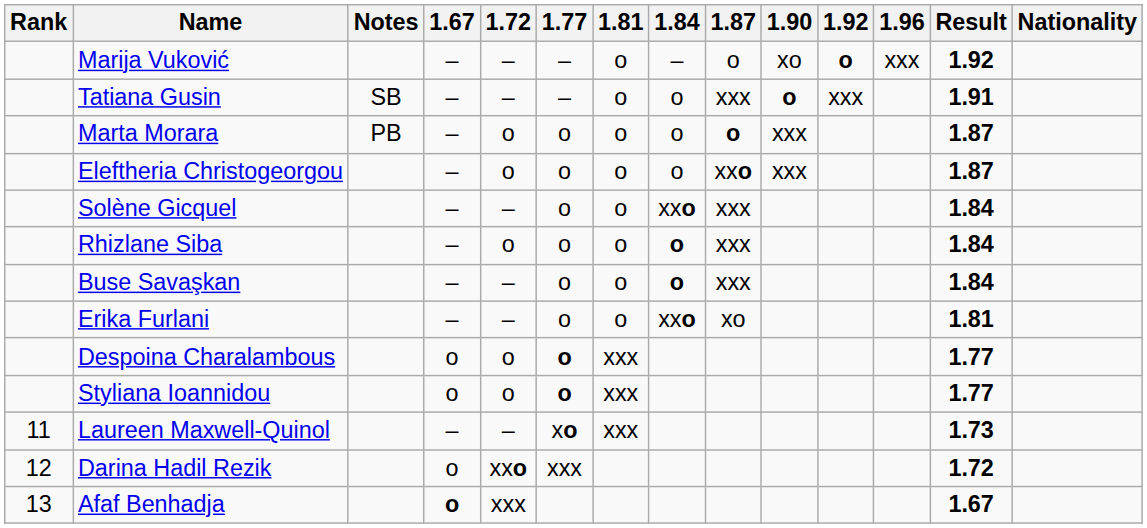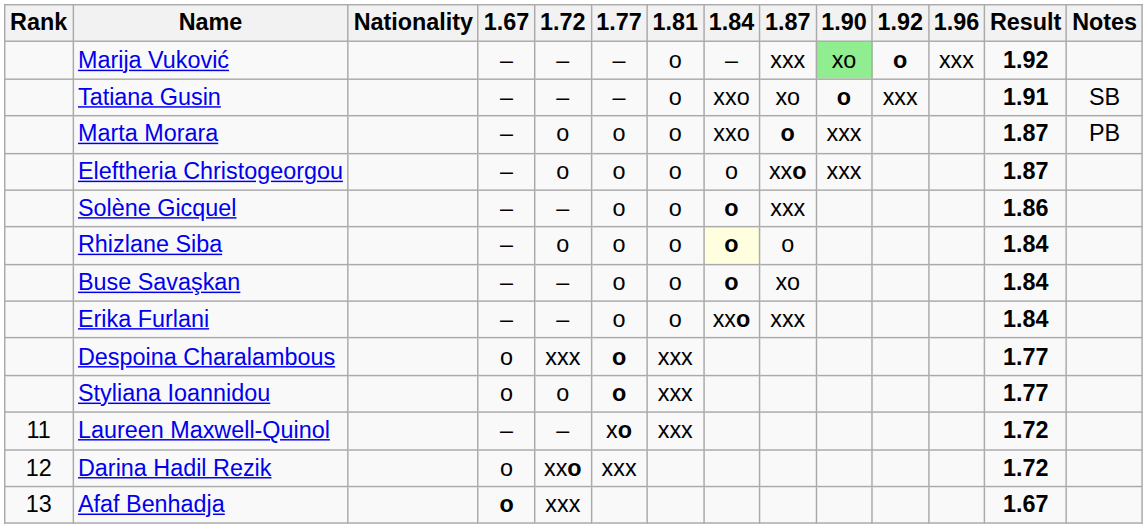columns swapped: (1077, 23) <-> (386, 23)
(733, 60) o -> (788, 60) xxx
(789, 60) no background -> (844, 60) lightgreen background
(677, 97) o -> (732, 97) xxo
(733, 97) xxx -> (788, 97) xo
(677, 134) o -> (732, 134) xxo
(677, 208) xxo -> (732, 208) o
(971, 208) 1.84 -> (1026, 208) 1.86
(677, 245) no background -> (732, 245) lightyellow background
(733, 245) xxx -> (788, 245) o
(733, 282) xxx -> (788, 282) xo
(733, 319) xo -> (788, 319) xxx
(971, 319) 1.81 -> (1026, 319) 1.84
(508, 356) o -> (563, 356) xxx
(971, 430) 1.73 -> (1026, 430) 1.72
